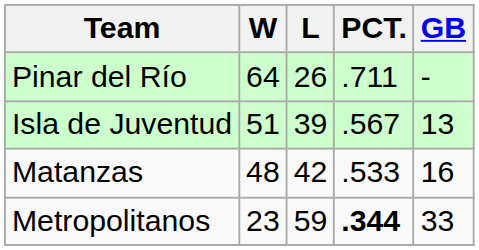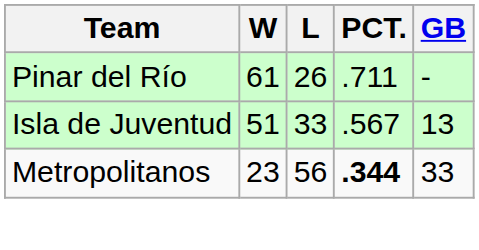(263, 76) 64 -> (263, 76) 61
(310, 124) 39 -> (310, 124) 33
- row: (77, 172)
(310, 220) 59 -> (310, 172) 56
